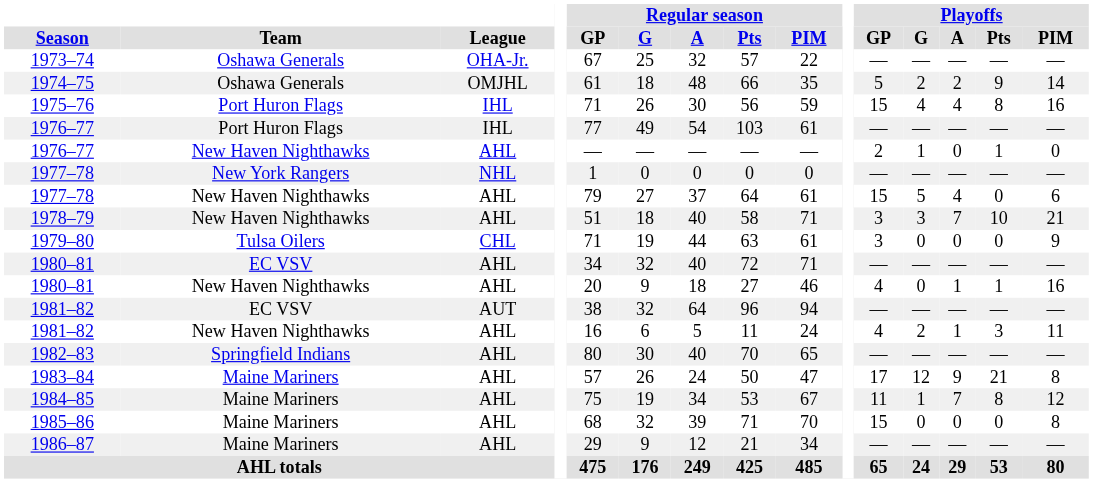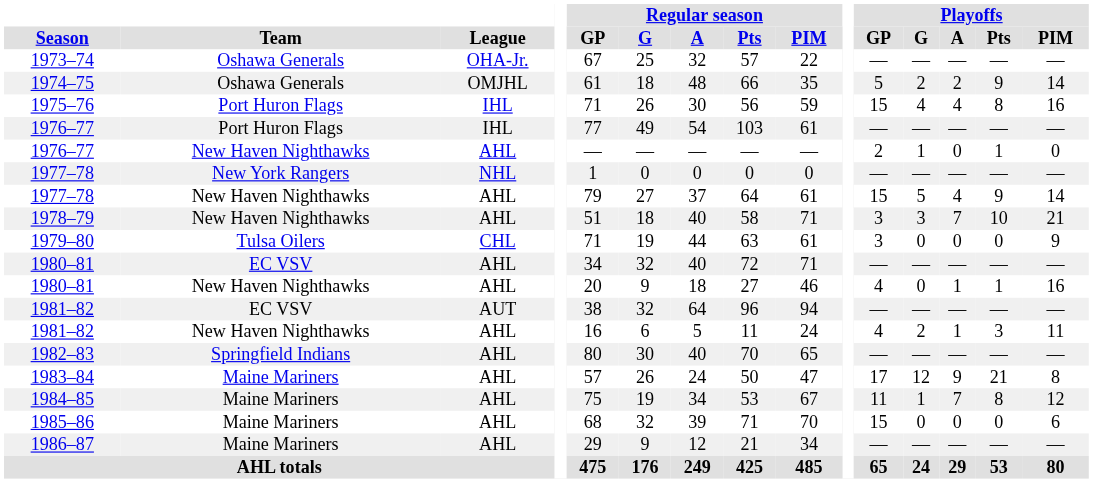(999, 196) 0 -> (999, 196) 9
(1055, 196) 6 -> (1055, 196) 14
(1055, 422) 8 -> (1055, 422) 6
